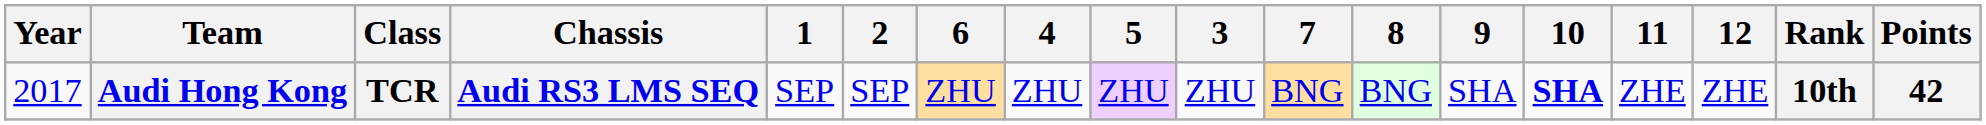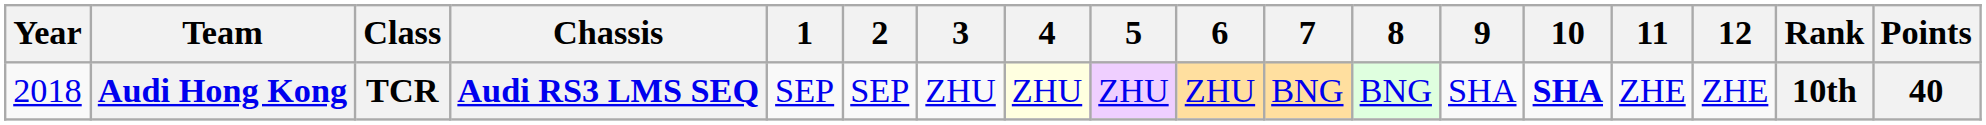columns swapped: (1220, 33) <-> (961, 33)
(47, 89) 2017 -> (47, 89) 2018
(1047, 89) no background -> (1047, 89) lightyellow background
(1926, 89) 42 -> (1926, 89) 40
